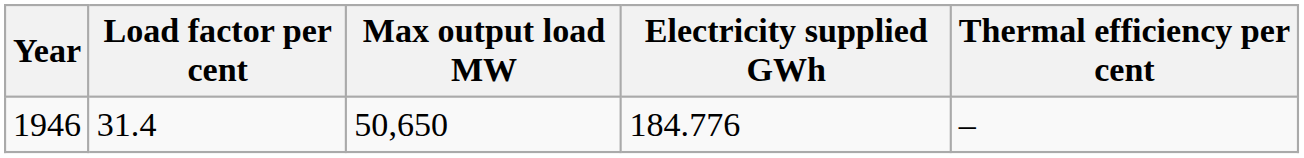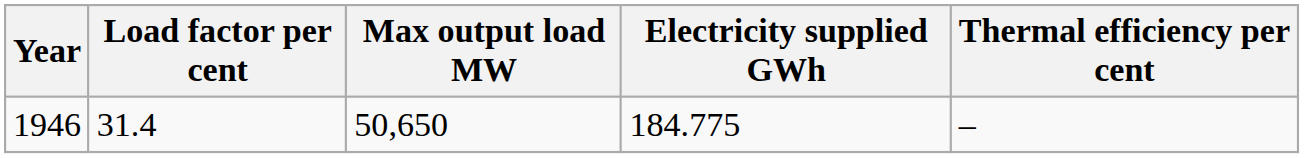(685, 123) 184.776 -> (685, 123) 184.775
